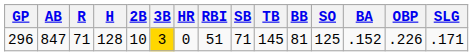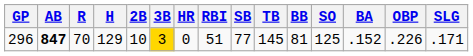(53, 40) normal -> (53, 40) bold
(82, 40) 71 -> (82, 40) 70
(110, 40) 128 -> (110, 40) 129
(243, 40) 71 -> (243, 40) 77
